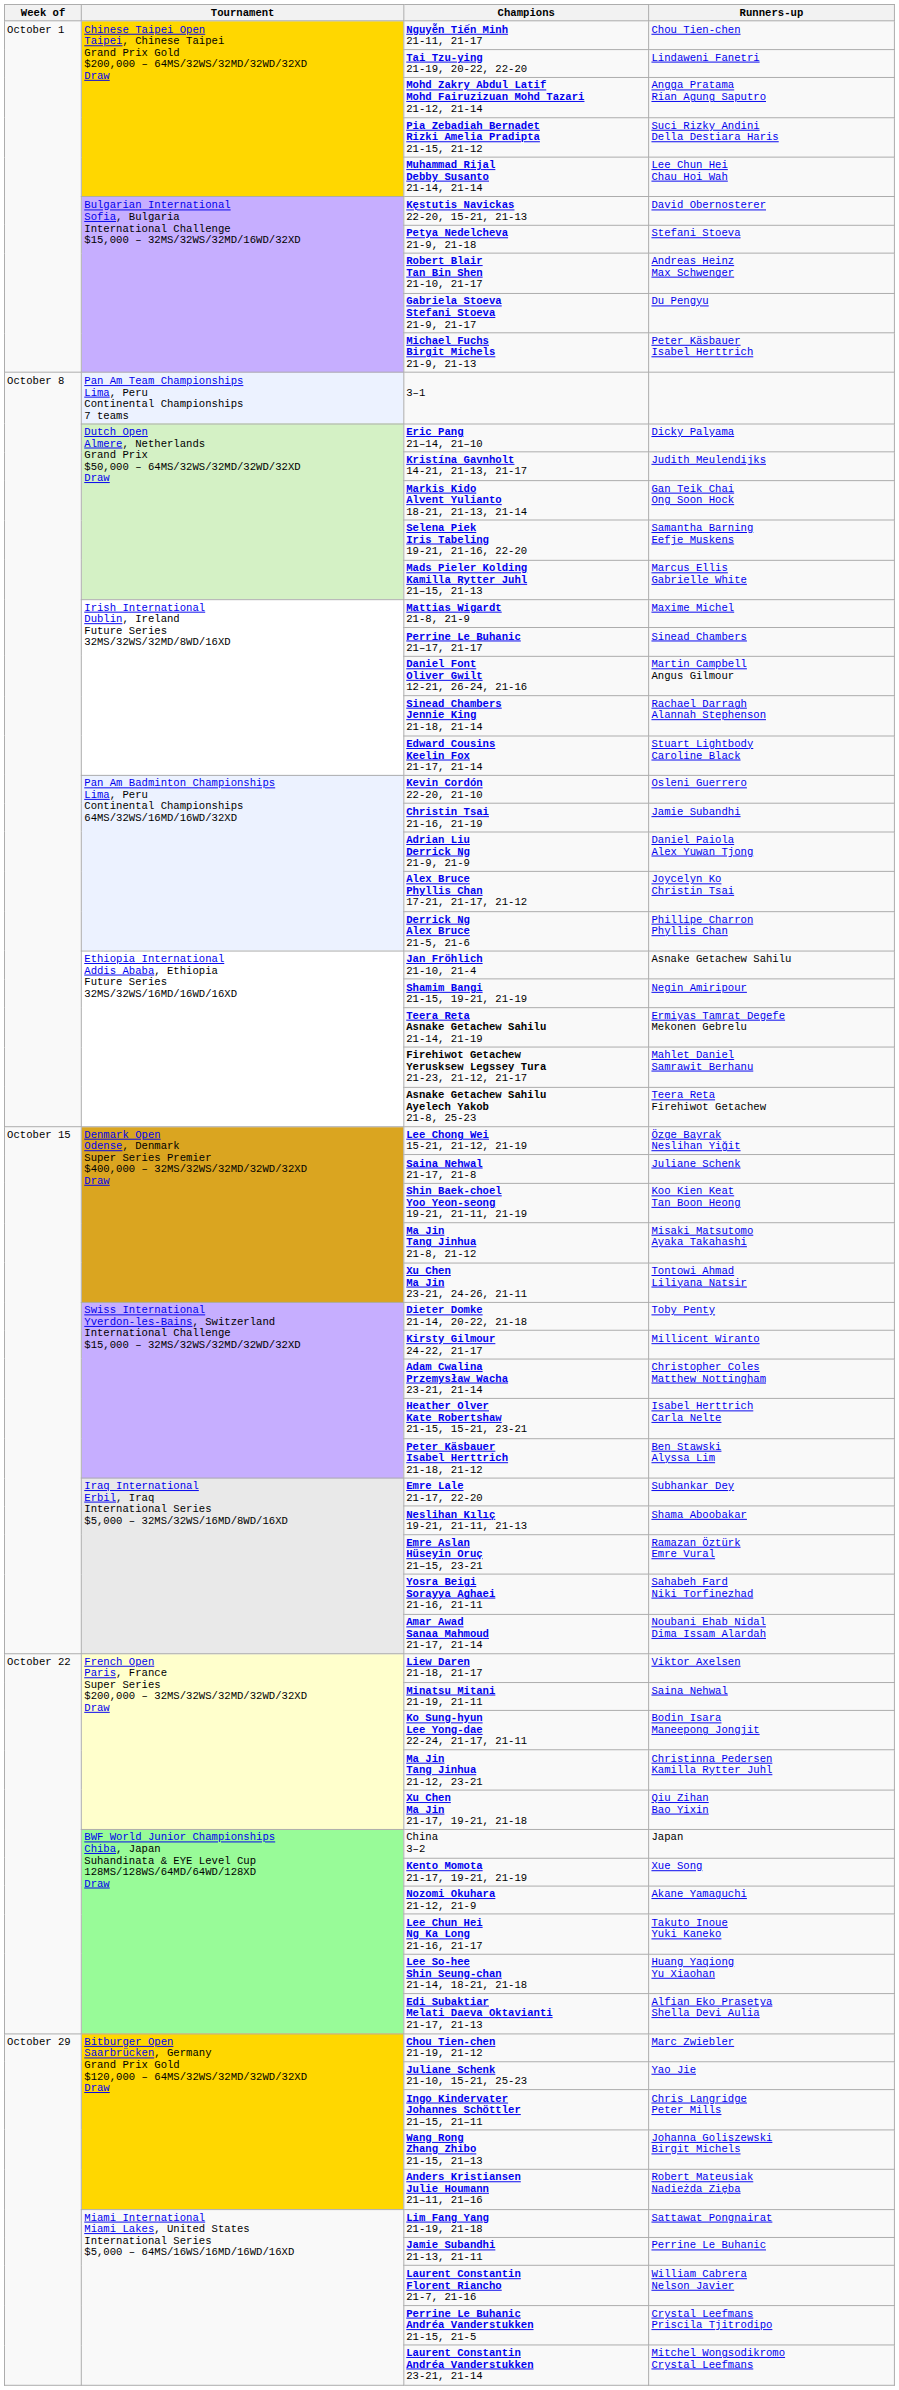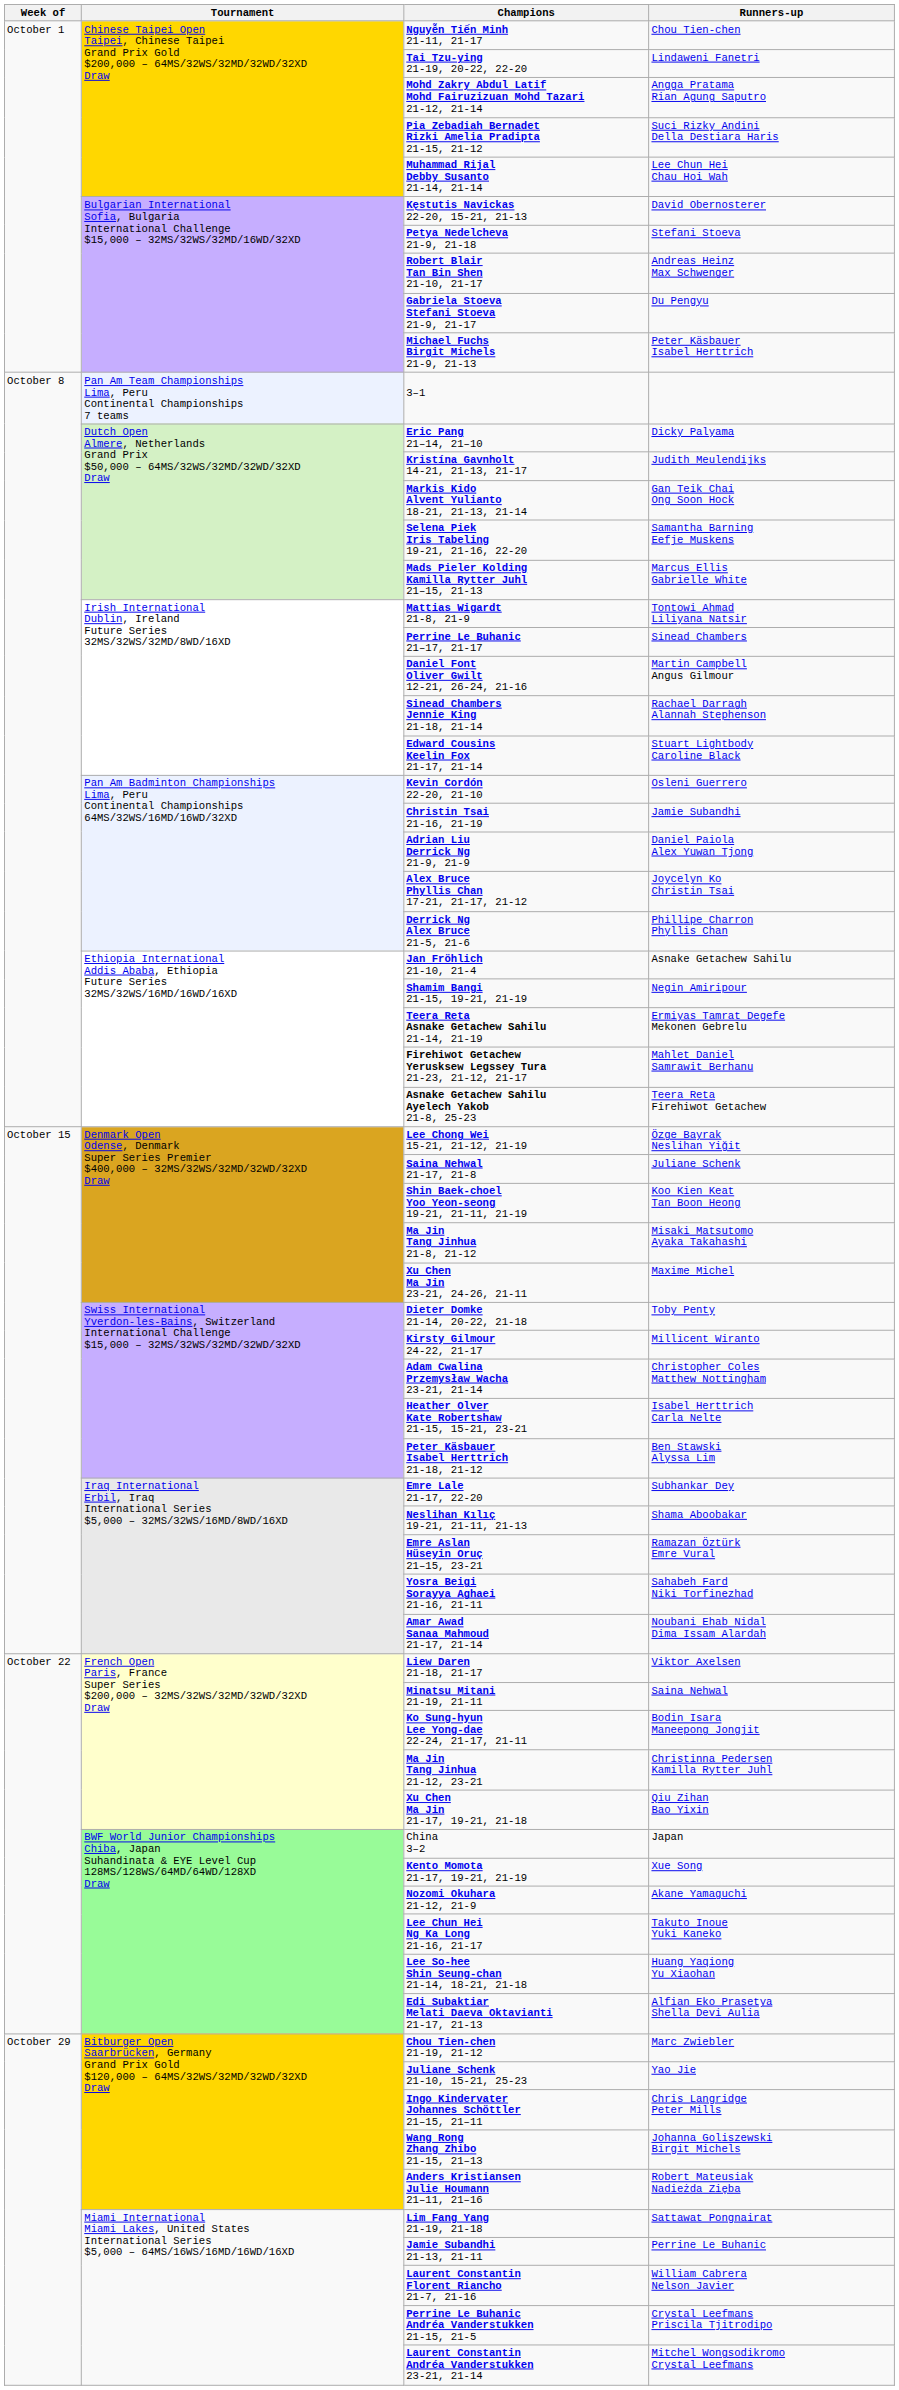(693, 608) Maxime Michel -> (699, 614) Tontowi Ahmad Liliyana Natsir
(699, 1277) Tontowi Ahmad Liliyana Natsir -> (693, 1271) Maxime Michel
